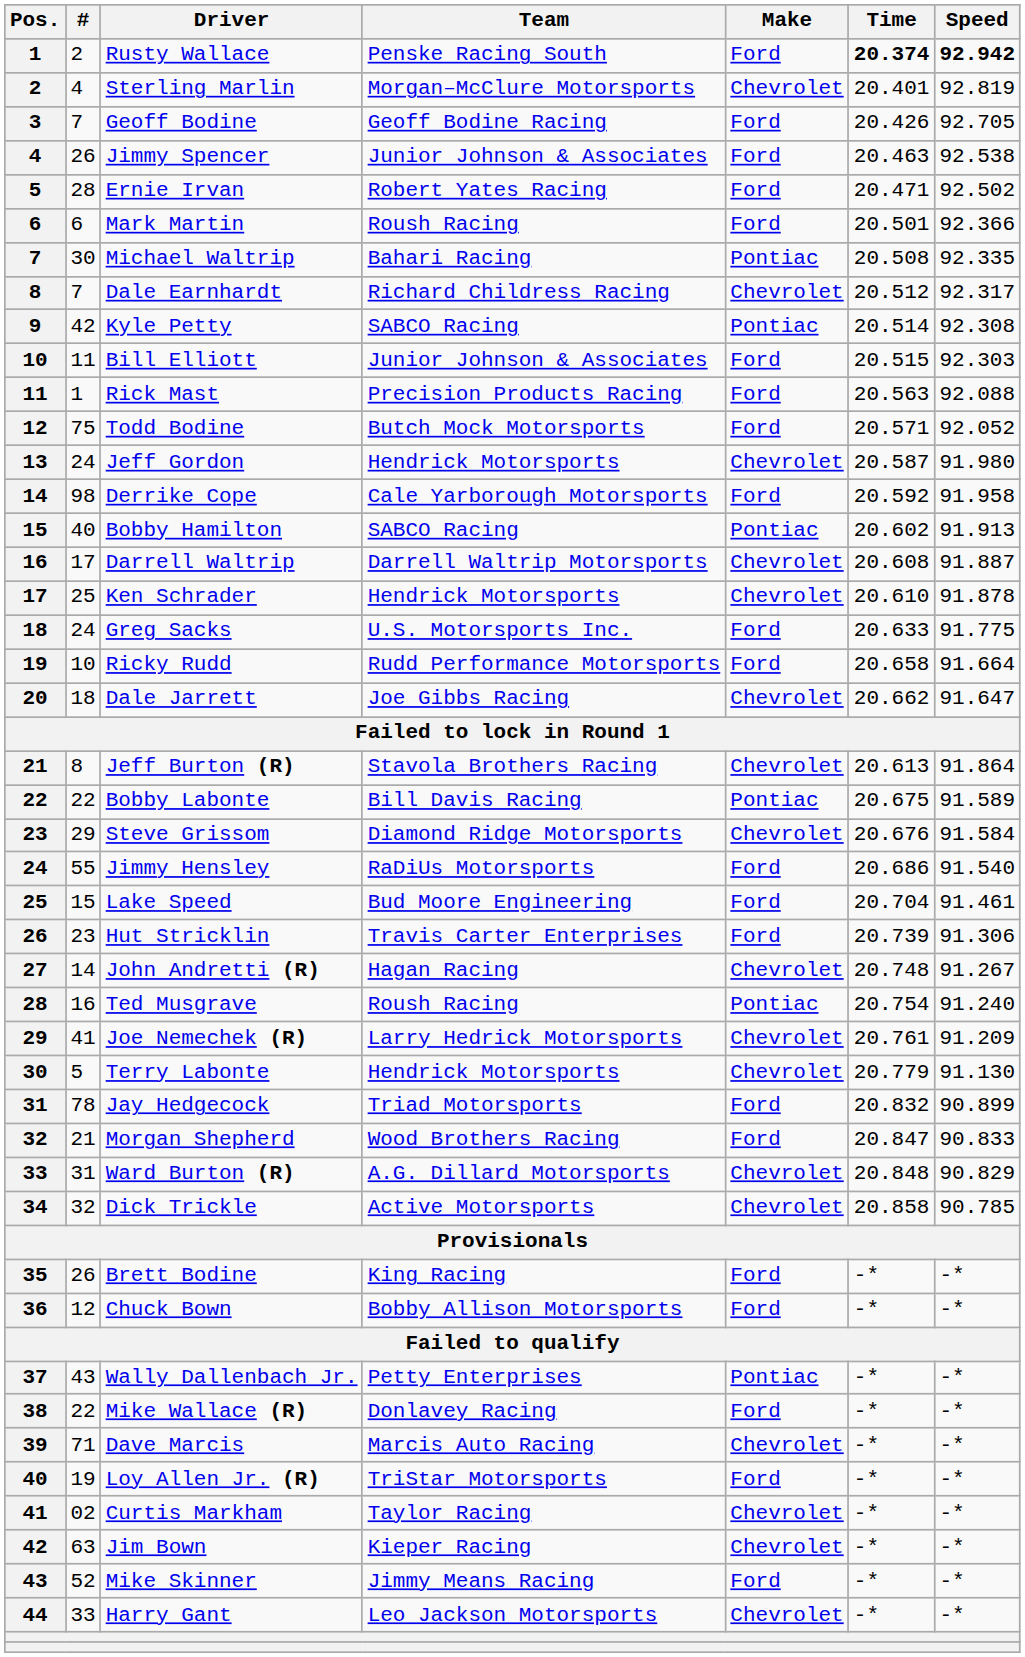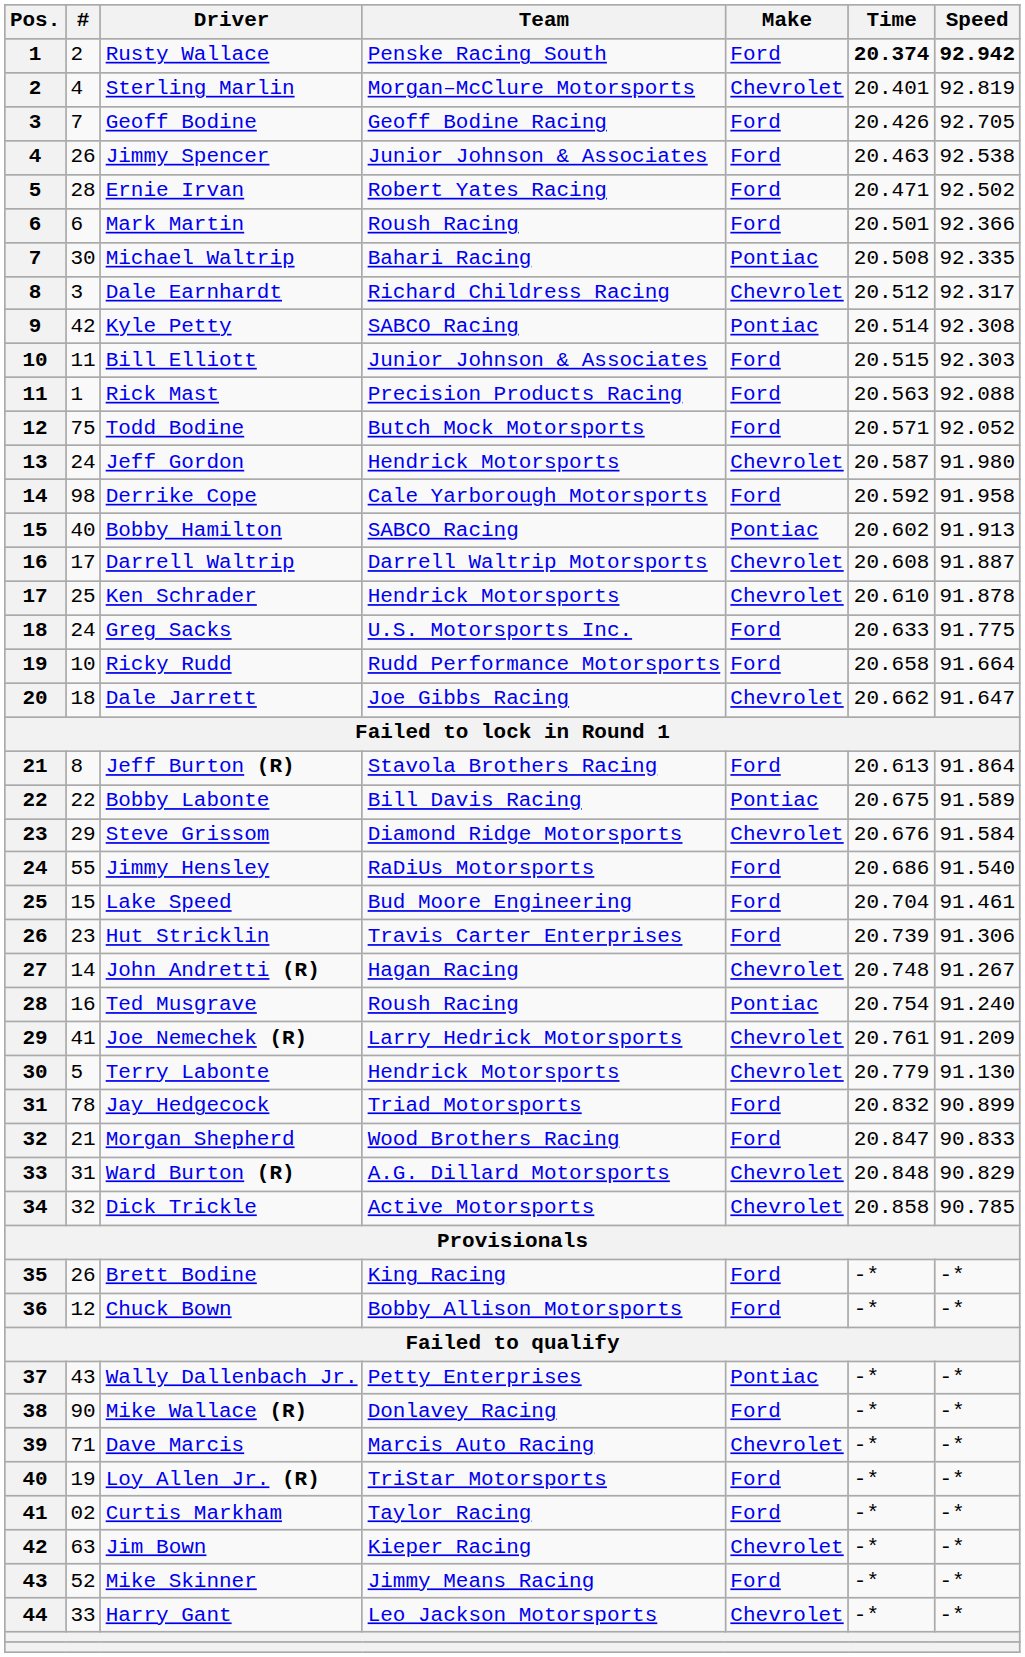(77, 293) 7 -> (77, 293) 3
(787, 768) Chevrolet -> (756, 768) Ford
(83, 1412) 22 -> (83, 1412) 90
(787, 1513) Chevrolet -> (756, 1513) Ford
